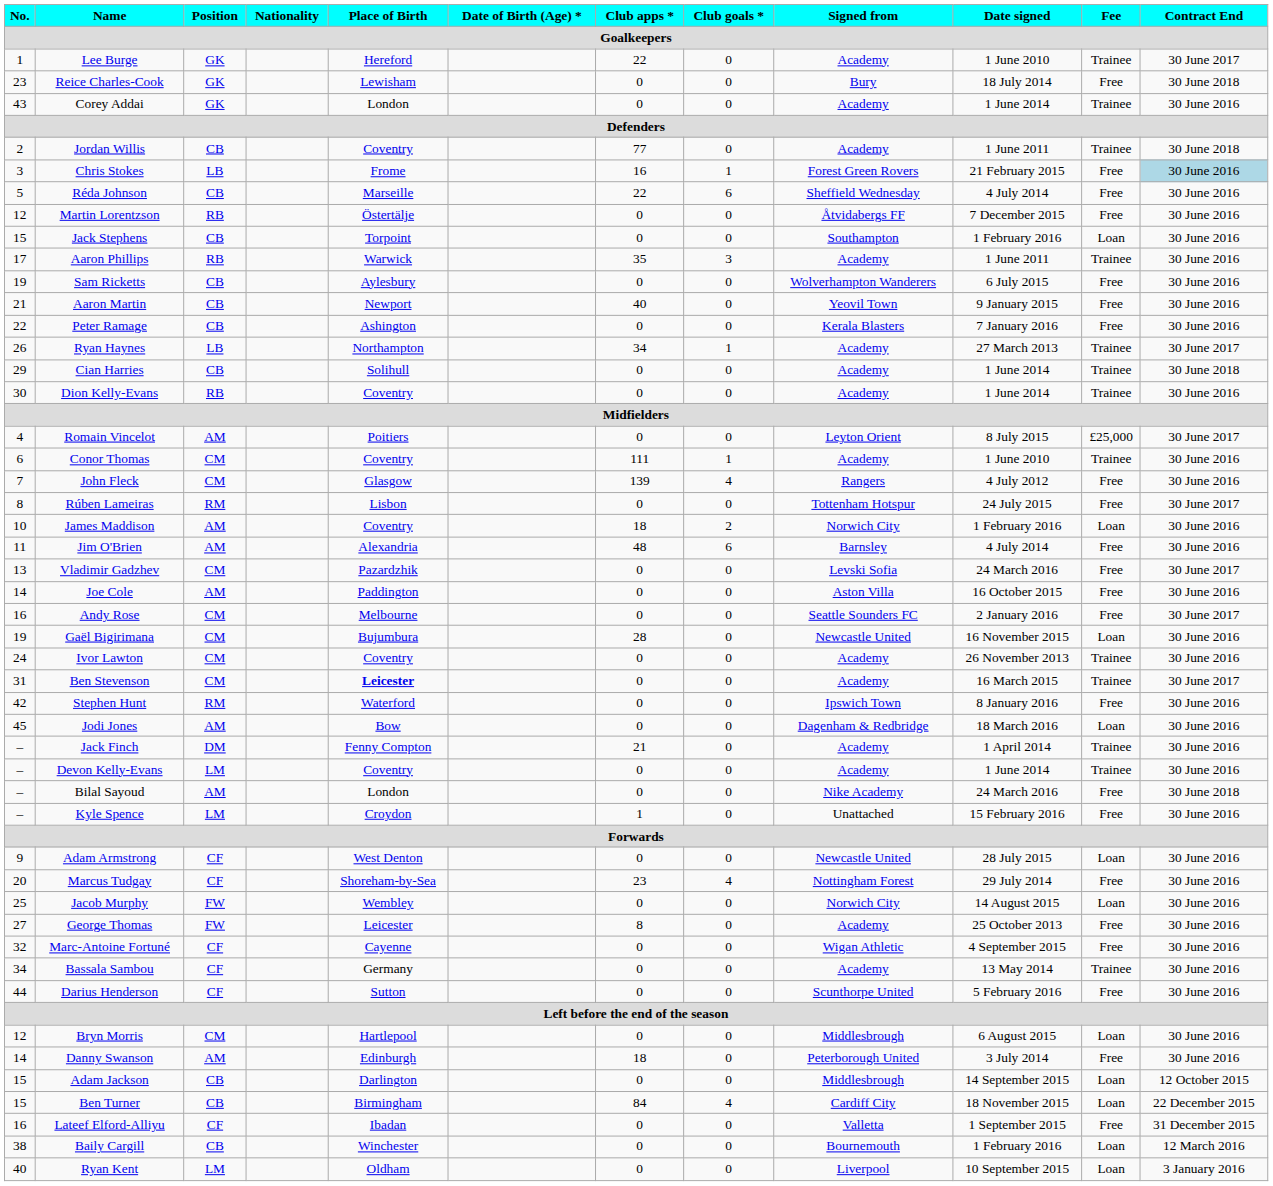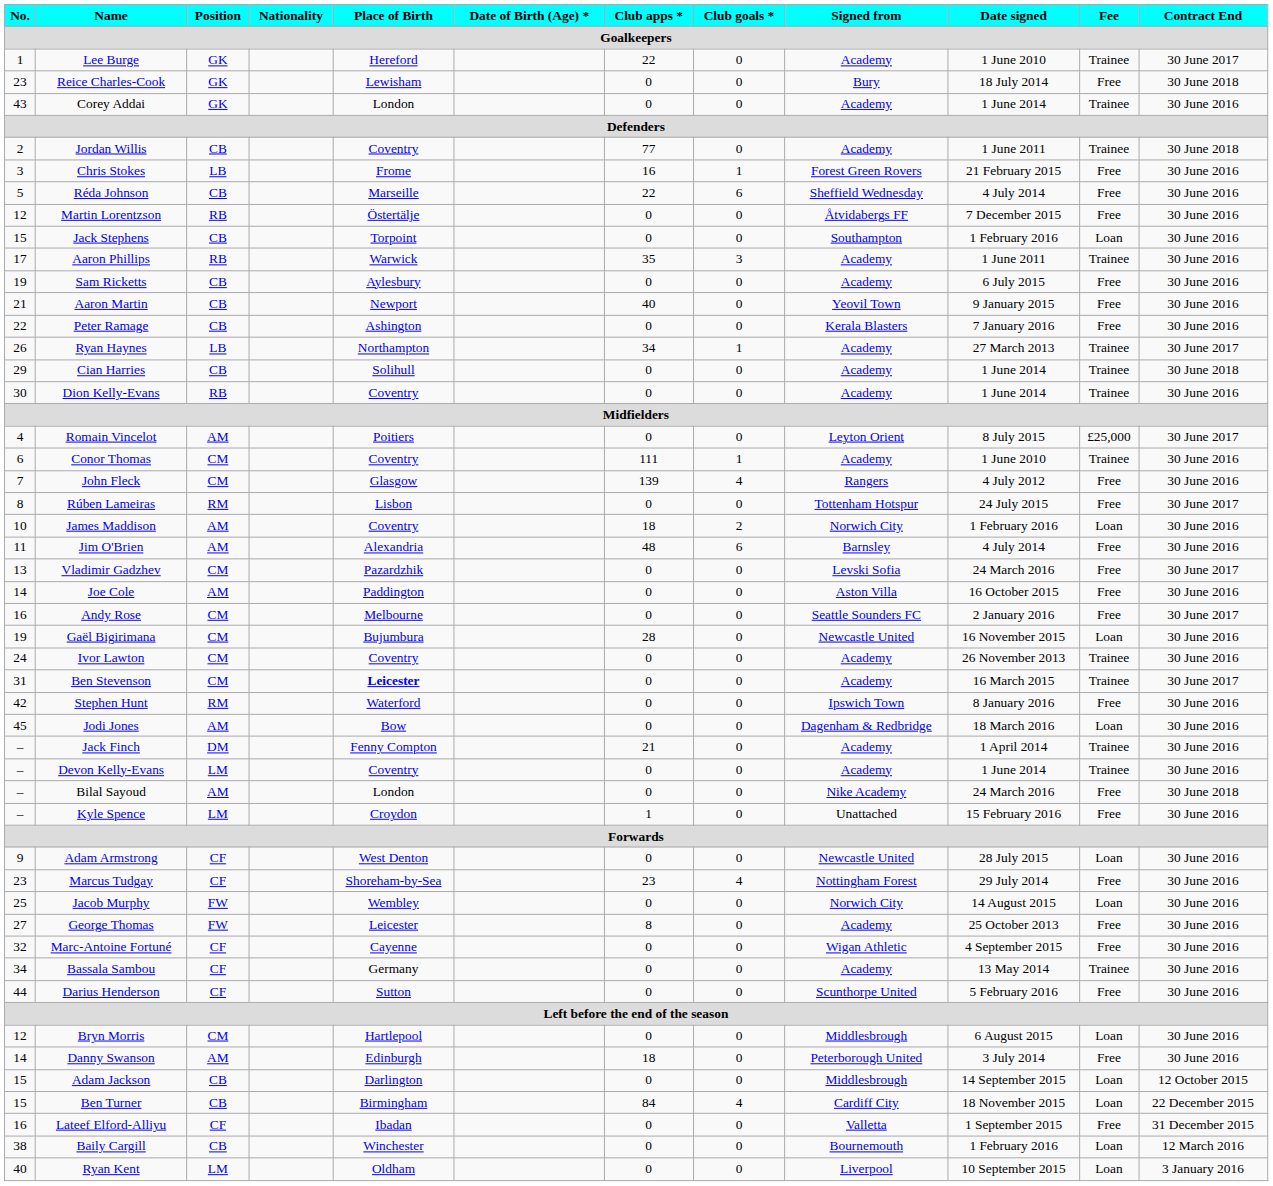(1204, 170) lightblue background -> (1203, 170) no background
(863, 281) Wolverhampton Wanderers -> (866, 281) Academy
(20, 880) 20 -> (20, 880) 23
